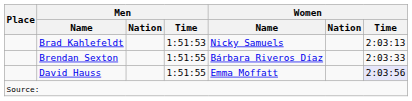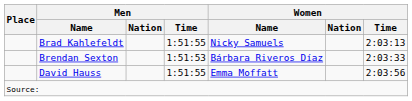(186, 42) 1:51:53 -> (186, 42) 1:51:55
(186, 58) 1:51:55 -> (186, 58) 1:51:53
(386, 73) lavender background -> (386, 73) no background
